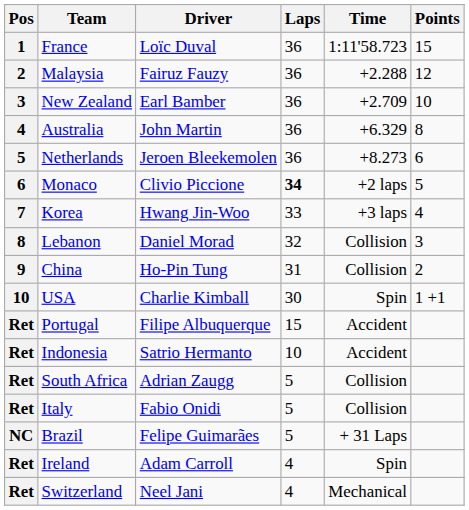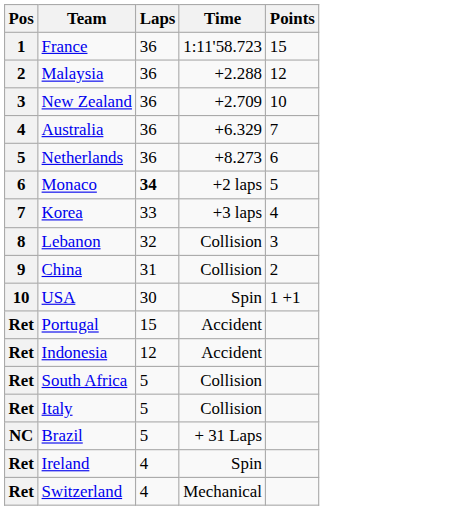- column: (208, 18)
(419, 129) 8 -> (274, 129) 7
(293, 352) 10 -> (148, 352) 12
